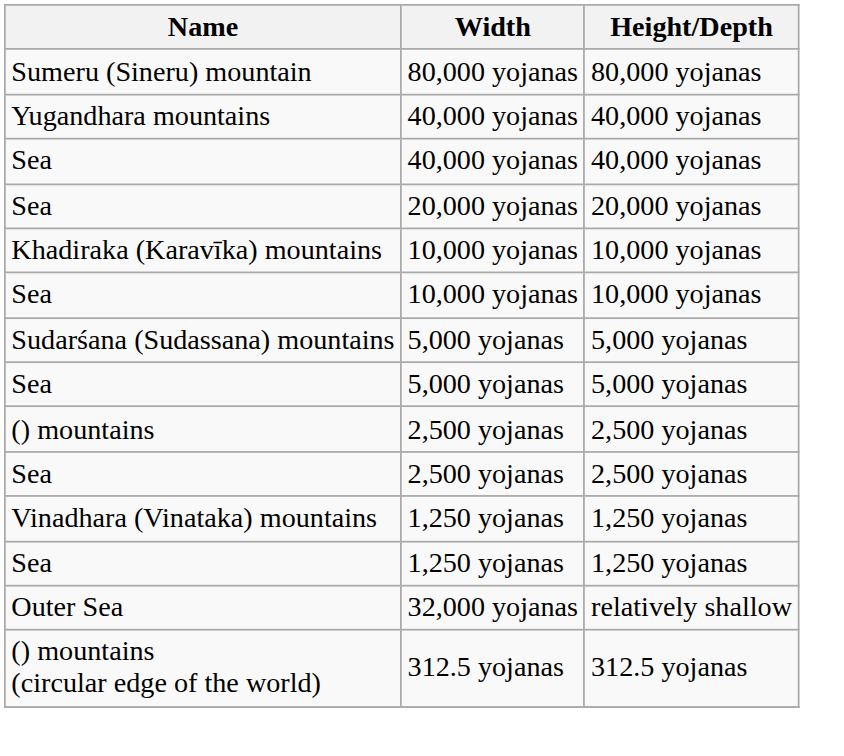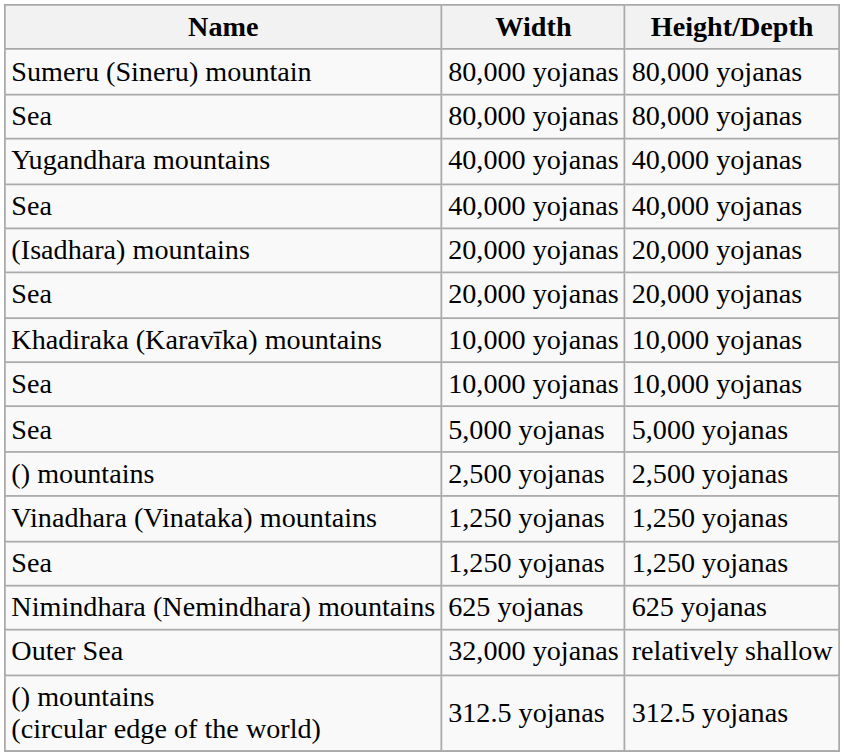+ row: (32, 116)
+ row: (131, 250)
- row: (203, 339)
- row: (32, 473)
+ row: (223, 607)
